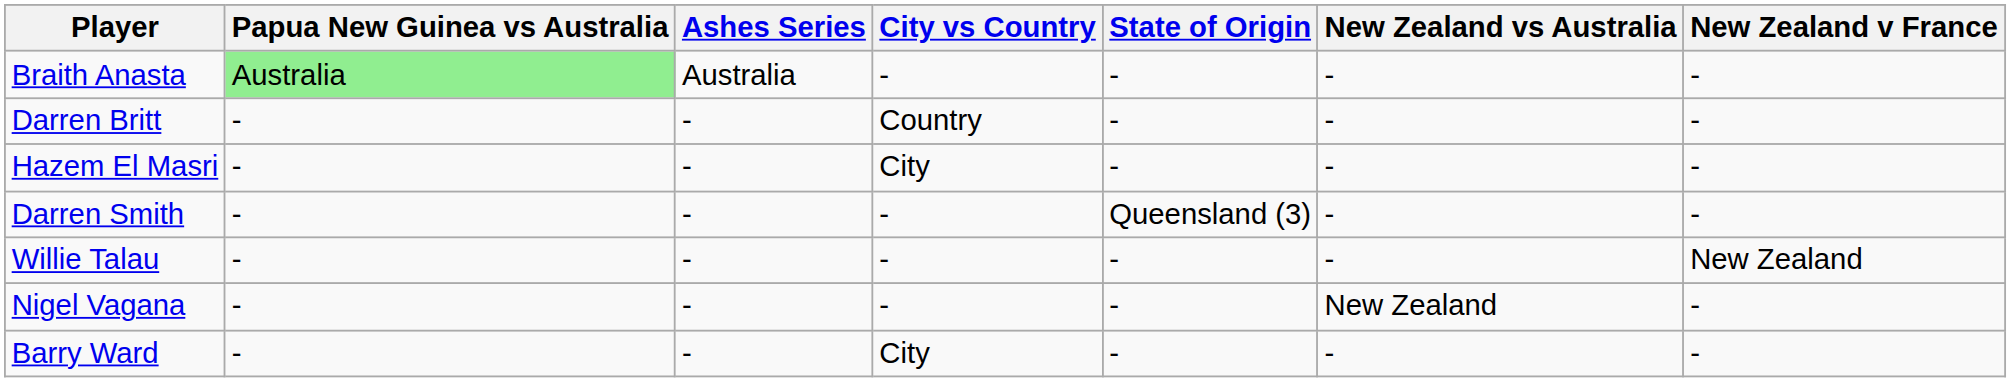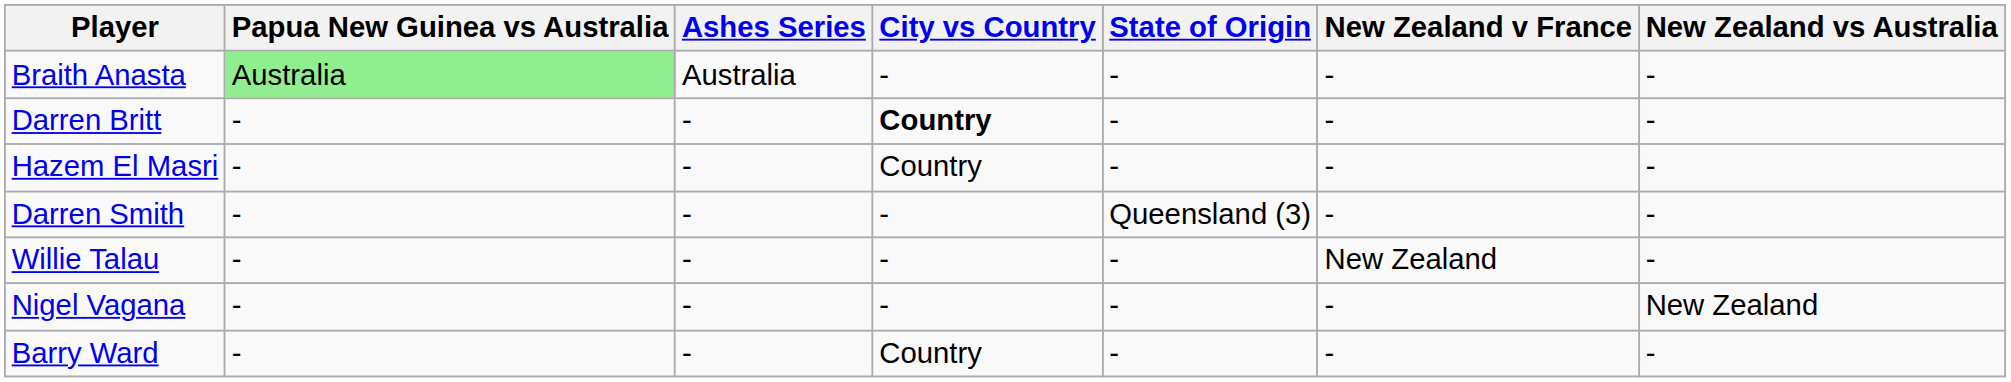columns swapped: (1844, 27) <-> (1501, 27)
(931, 120) normal -> (935, 120) bold
(905, 167) City -> (931, 167) Country
(905, 352) City -> (931, 352) Country
